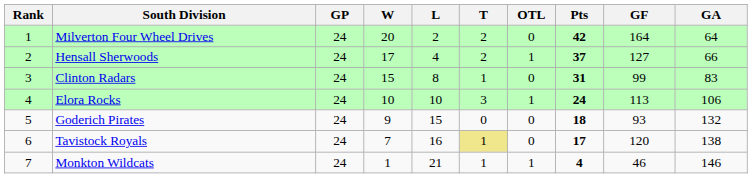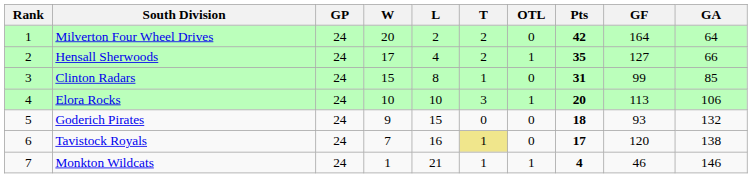(579, 57) 37 -> (579, 57) 35
(711, 78) 83 -> (711, 78) 85
(579, 99) 24 -> (579, 99) 20
